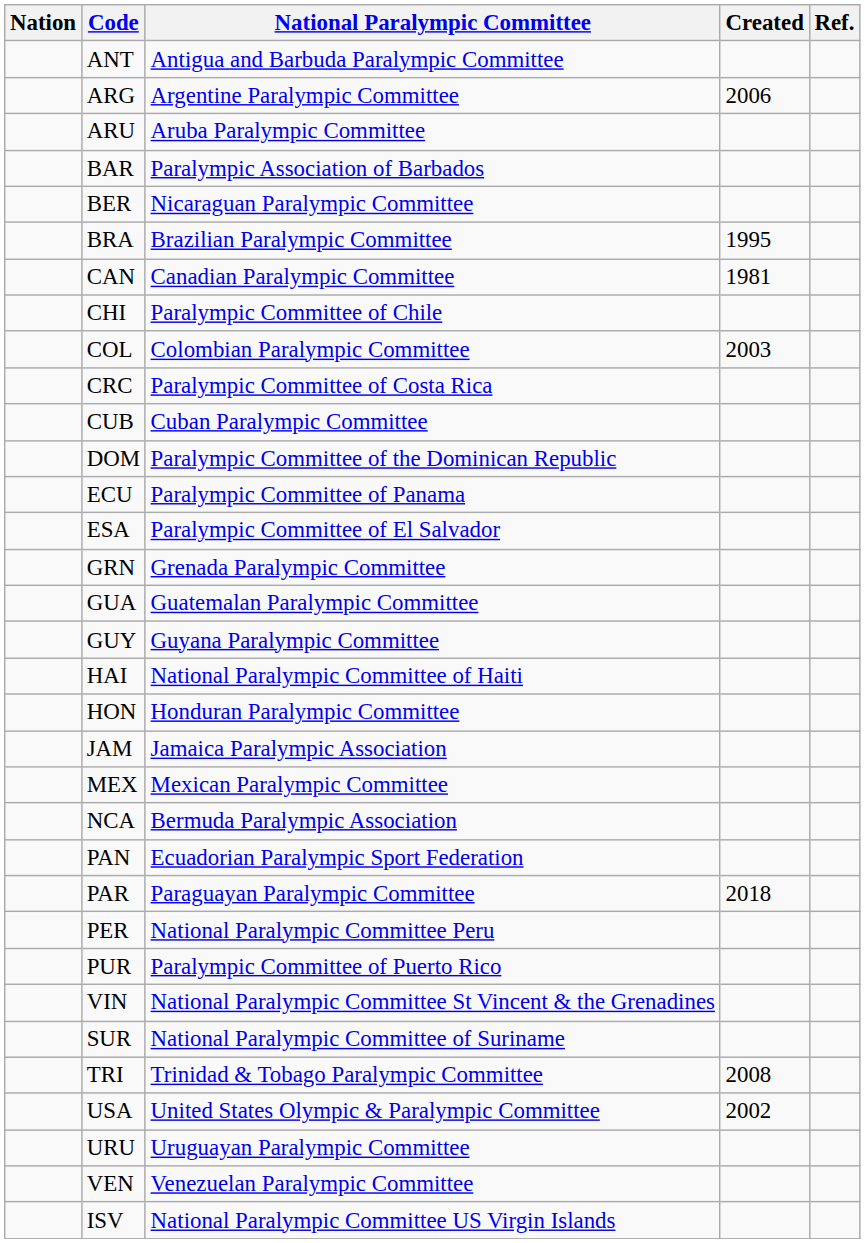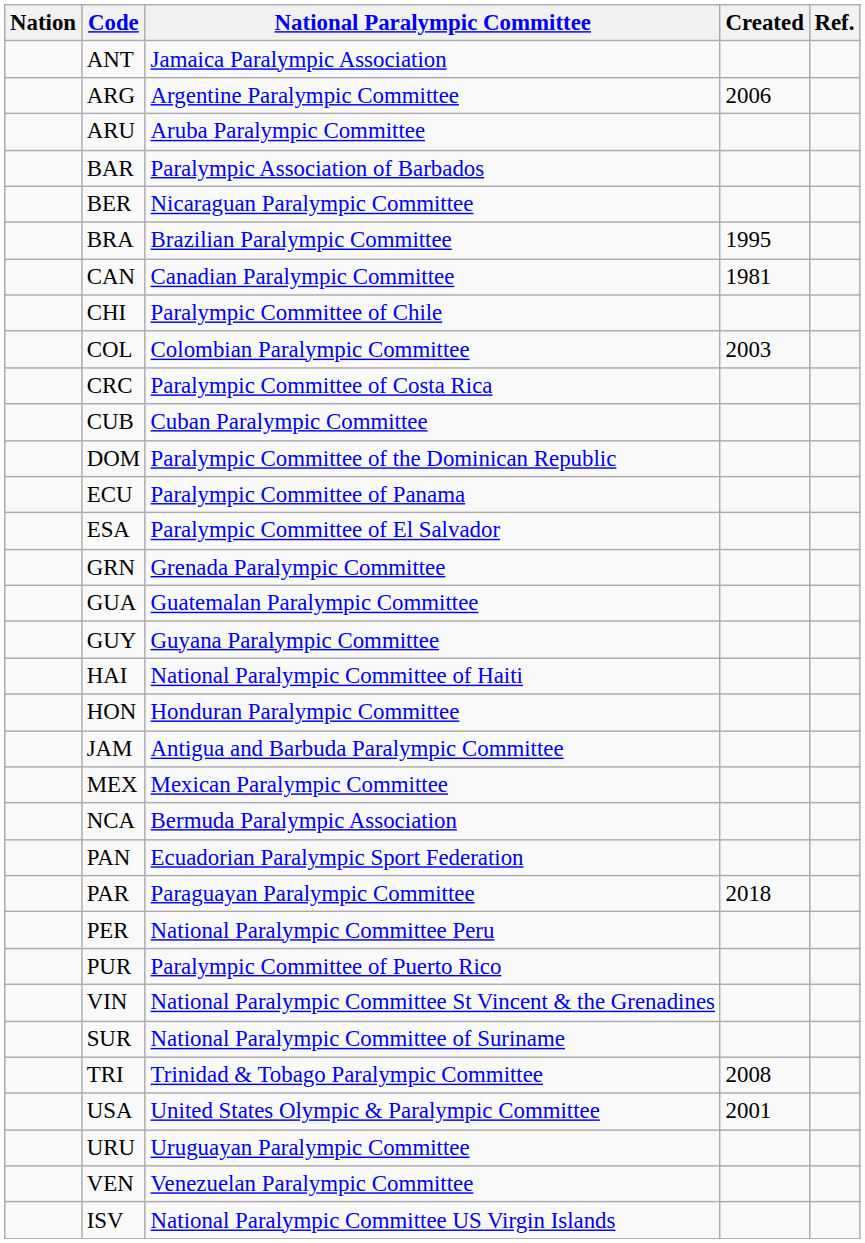(357, 58) Antigua and Barbuda Paralympic Committee -> (299, 58) Jamaica Paralympic Association
(299, 748) Jamaica Paralympic Association -> (357, 748) Antigua and Barbuda Paralympic Committee
(748, 1111) 2002 -> (748, 1111) 2001
